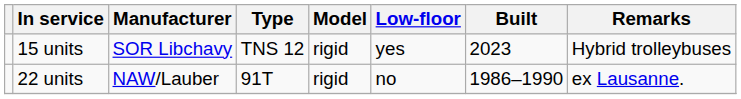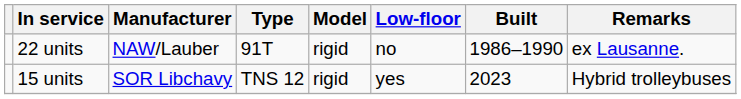rows swapped: (50, 49) <-> (50, 78)
